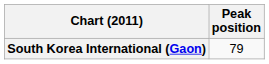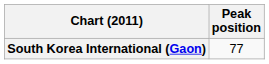(236, 48) 79 -> (236, 48) 77
